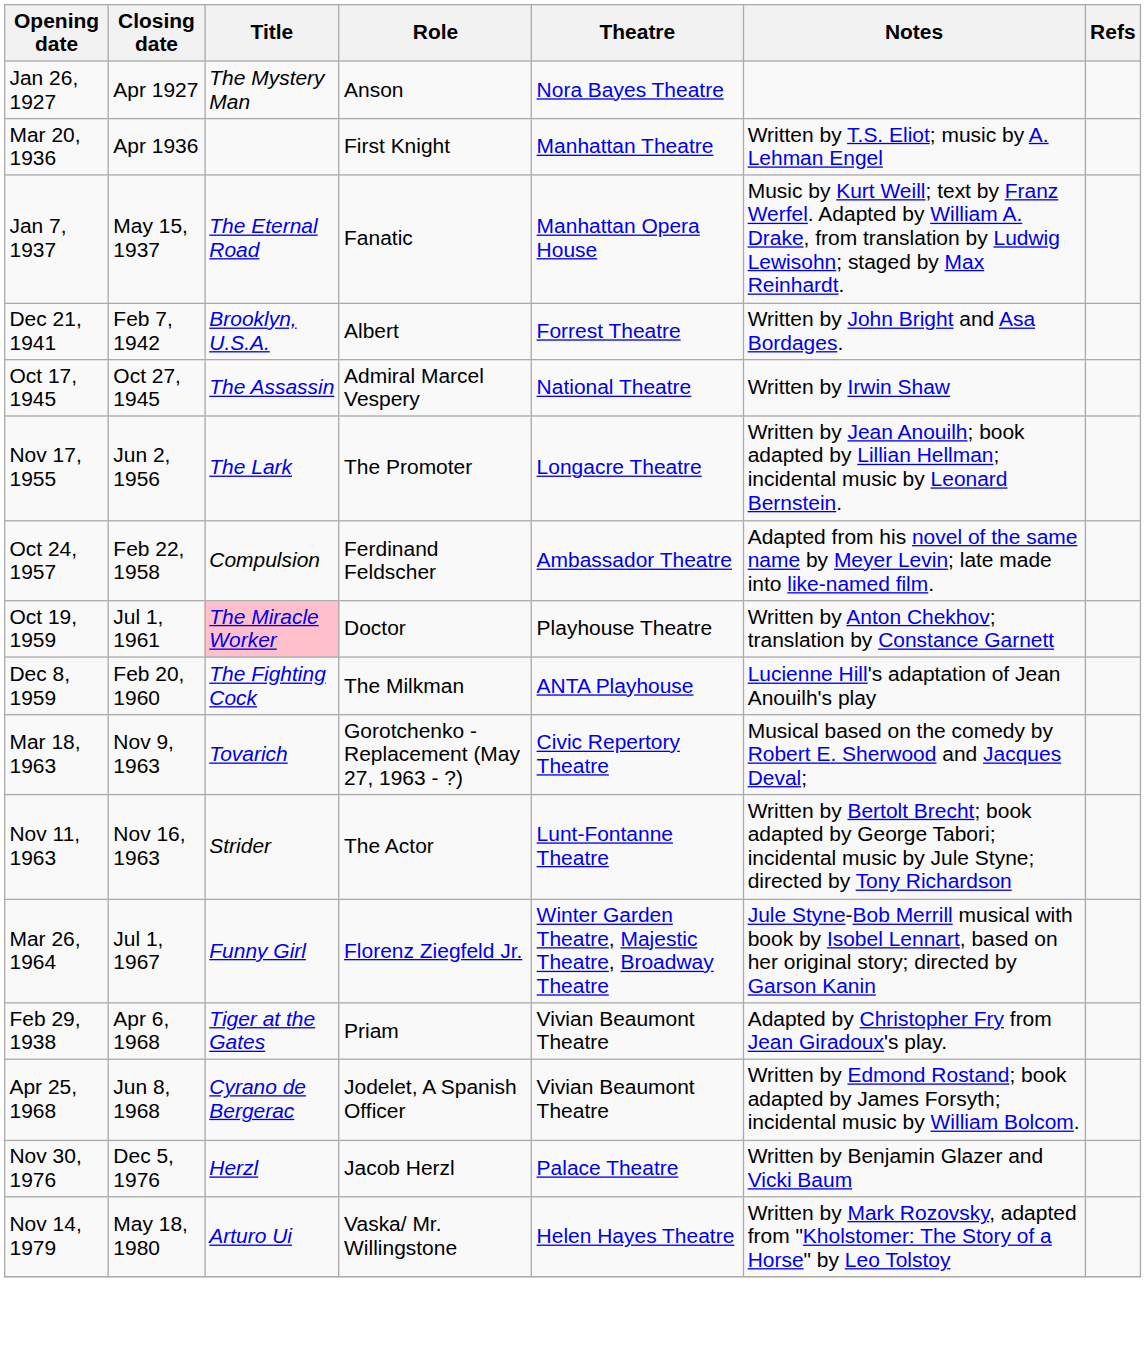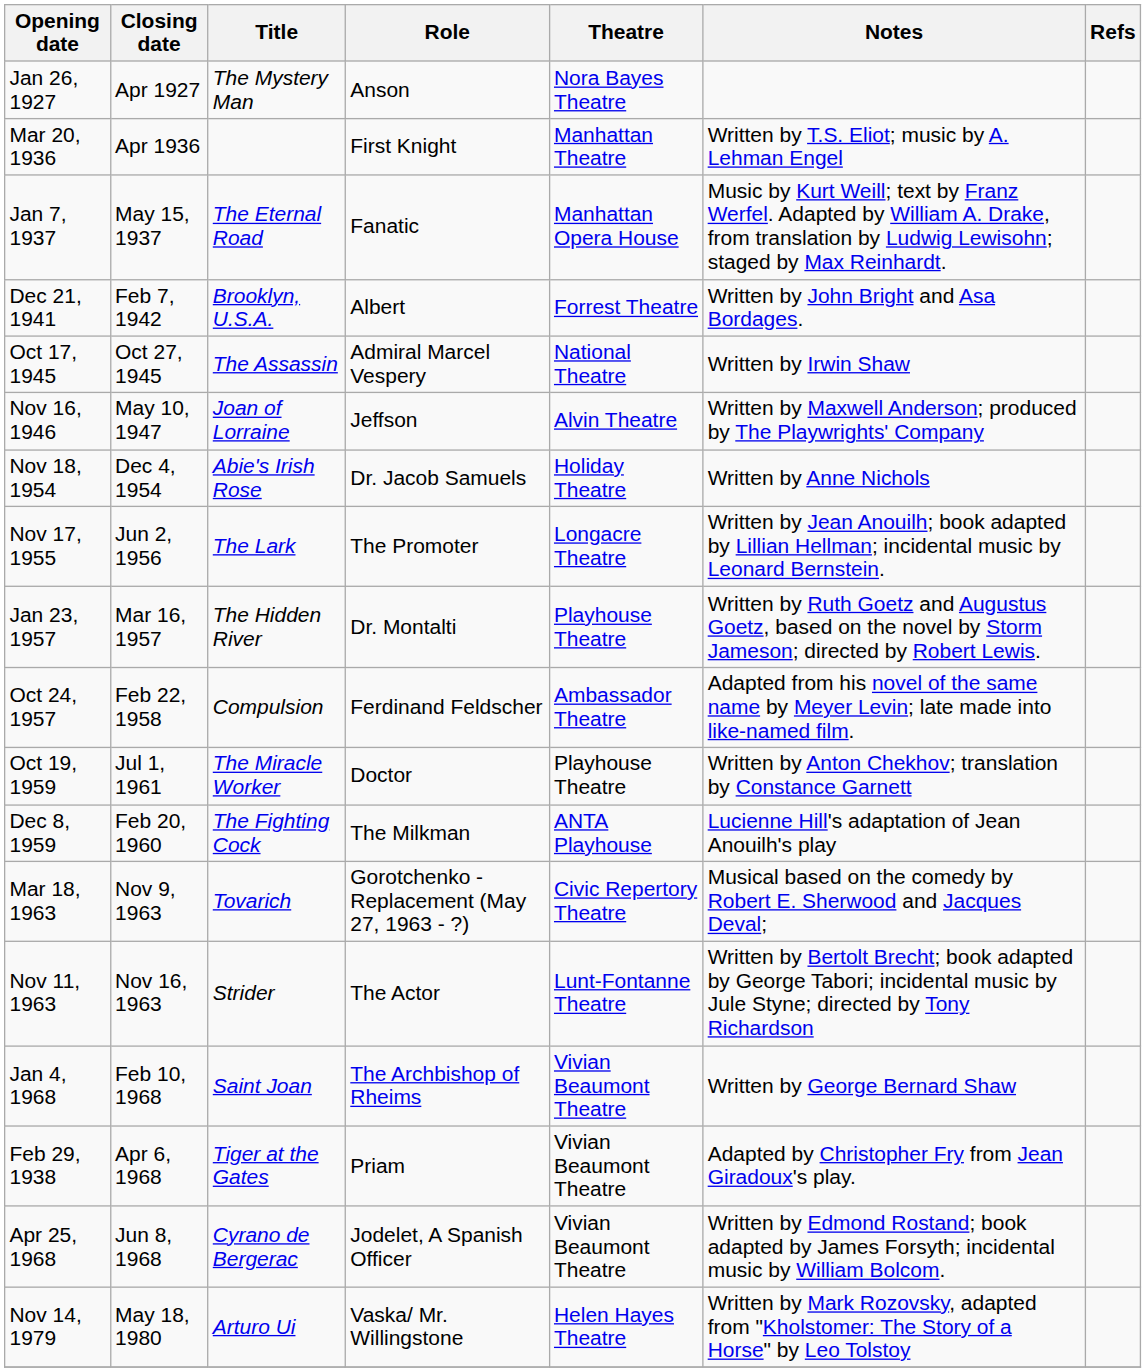+ row: (46, 420)
+ row: (46, 477)
+ row: (44, 626)
(264, 628) pink background -> (268, 775) no background
- row: (45, 950)
+ row: (38, 1085)
- row: (46, 1168)
